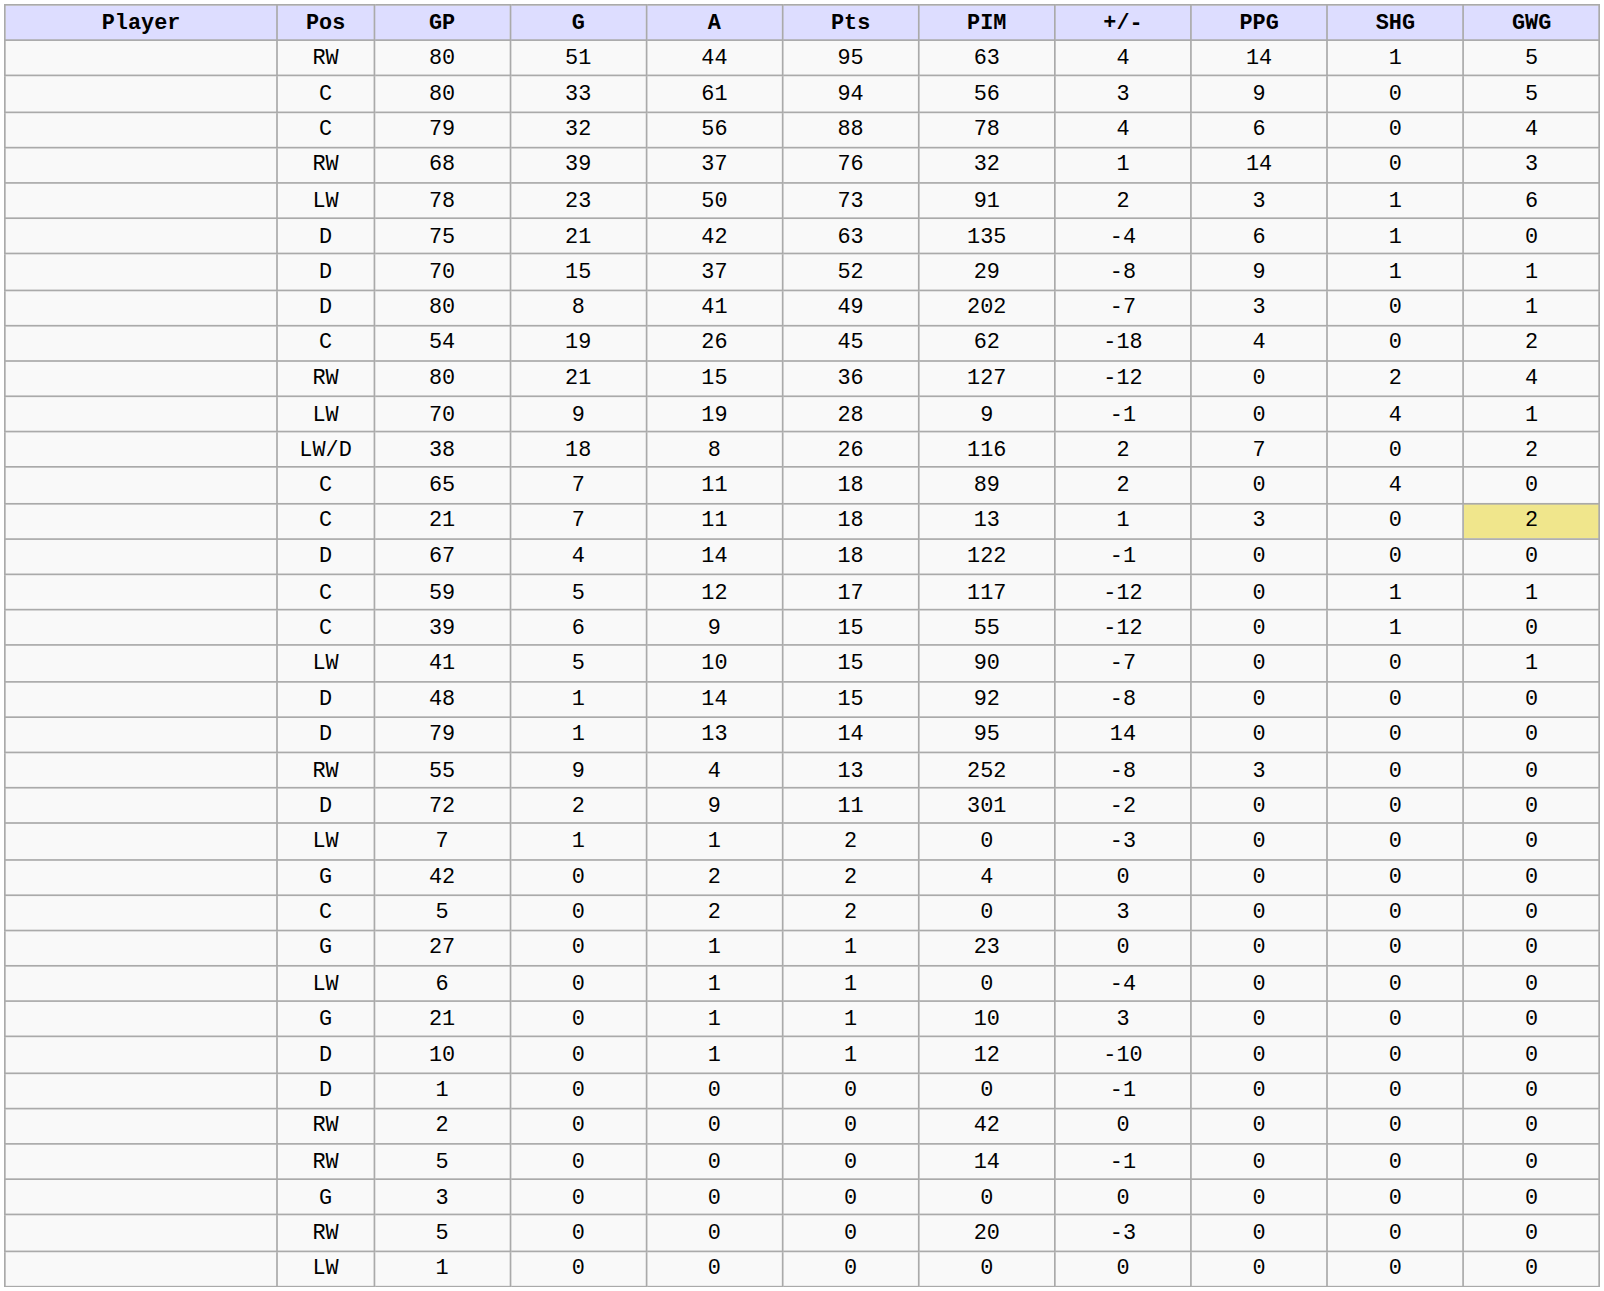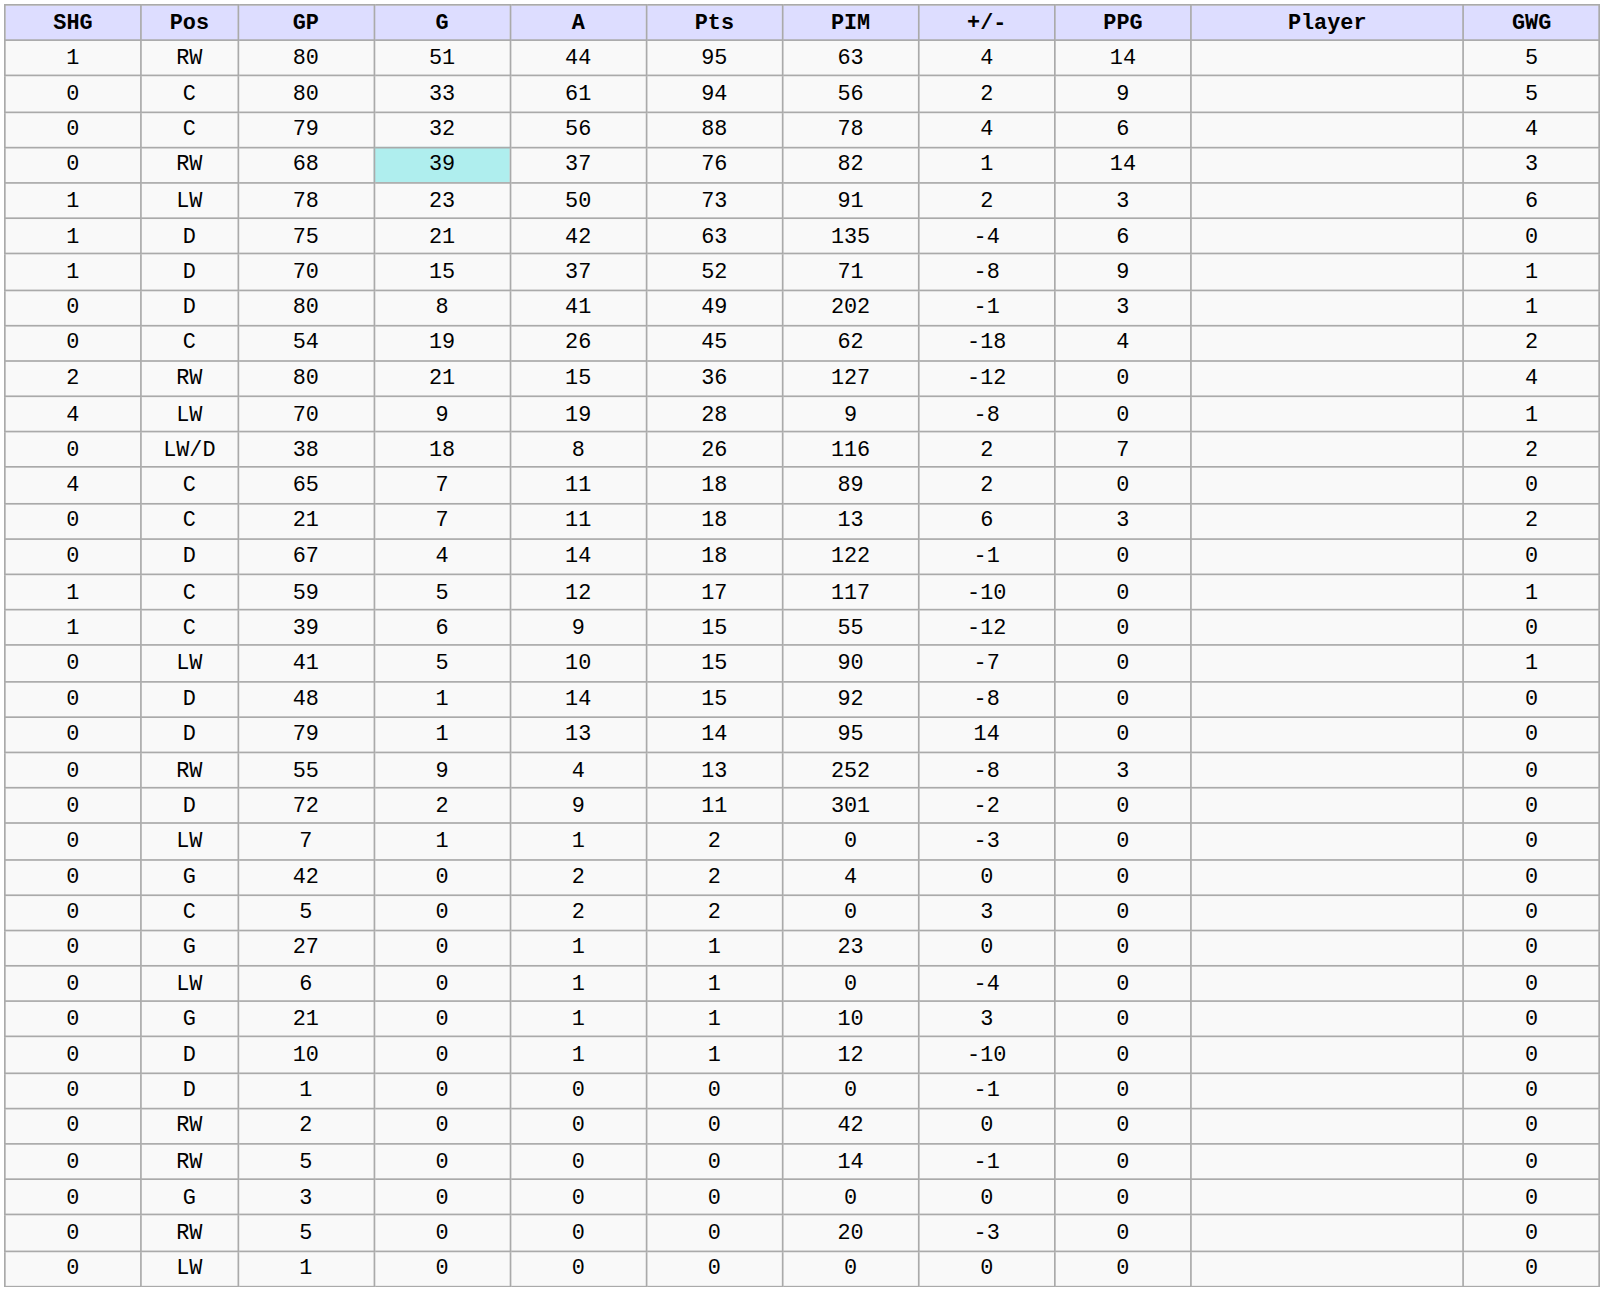columns swapped: (141, 23) <-> (1395, 23)
(1123, 94) 3 -> (987, 94) 2
(578, 165) no background -> (442, 165) paleturquoise background
(987, 165) 32 -> (851, 165) 82
(987, 272) 29 -> (851, 272) 71
(1123, 307) -7 -> (987, 307) -1
(1123, 414) -1 -> (987, 414) -8
(1123, 521) 1 -> (987, 521) 6
(1532, 521) khaki background -> (1532, 521) no background
(1123, 592) -12 -> (987, 592) -10
